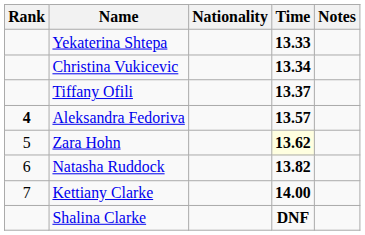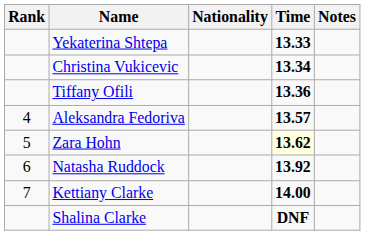(293, 92) 13.37 -> (293, 92) 13.36
(27, 117) bold -> (27, 117) normal
(293, 167) 13.82 -> (293, 167) 13.92
